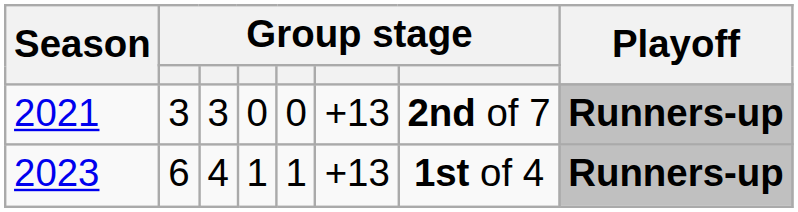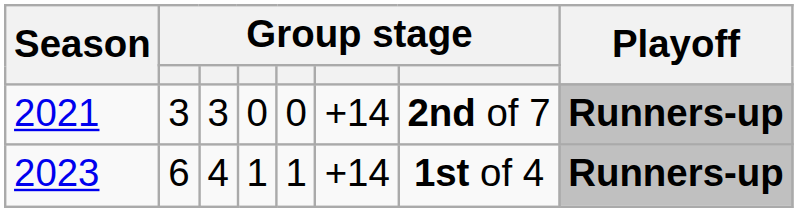(357, 113) +13 -> (357, 113) +14
(357, 174) +13 -> (357, 174) +14
